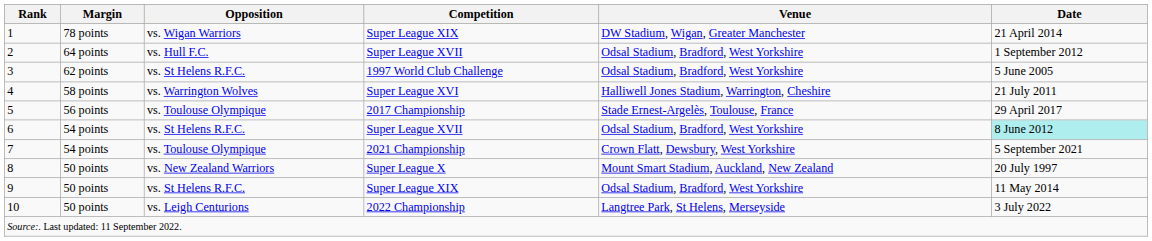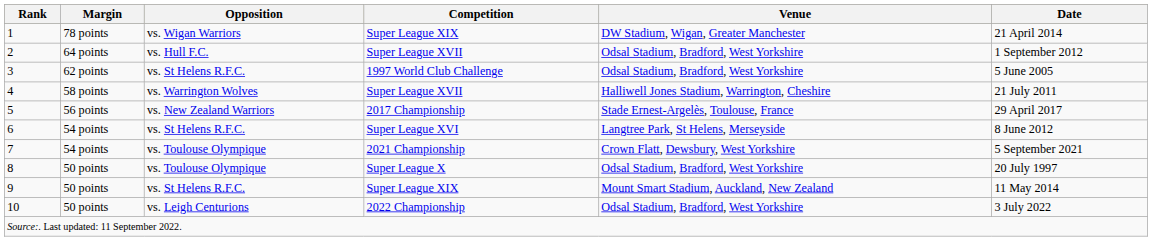(413, 91) Super League XVI -> (415, 91) Super League XVII
(206, 110) vs. Toulouse Olympique -> (211, 110) vs. New Zealand Warriors
(415, 129) Super League XVII -> (413, 129) Super League XVI
(702, 129) Odsal Stadium, Bradford, West Yorkshire -> (693, 129) Langtree Park, St Helens, Merseyside
(1024, 129) paleturquoise background -> (1024, 129) no background
(211, 168) vs. New Zealand Warriors -> (206, 168) vs. Toulouse Olympique
(717, 168) Mount Smart Stadium, Auckland, New Zealand -> (702, 168) Odsal Stadium, Bradford, West Yorkshire
(702, 187) Odsal Stadium, Bradford, West Yorkshire -> (717, 187) Mount Smart Stadium, Auckland, New Zealand
(693, 206) Langtree Park, St Helens, Merseyside -> (702, 206) Odsal Stadium, Bradford, West Yorkshire
